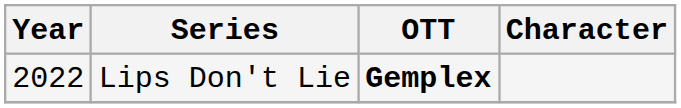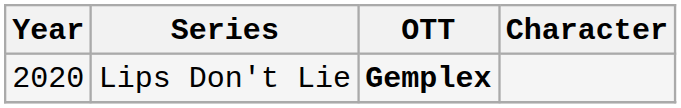(48, 79) 2022 -> (48, 79) 2020
